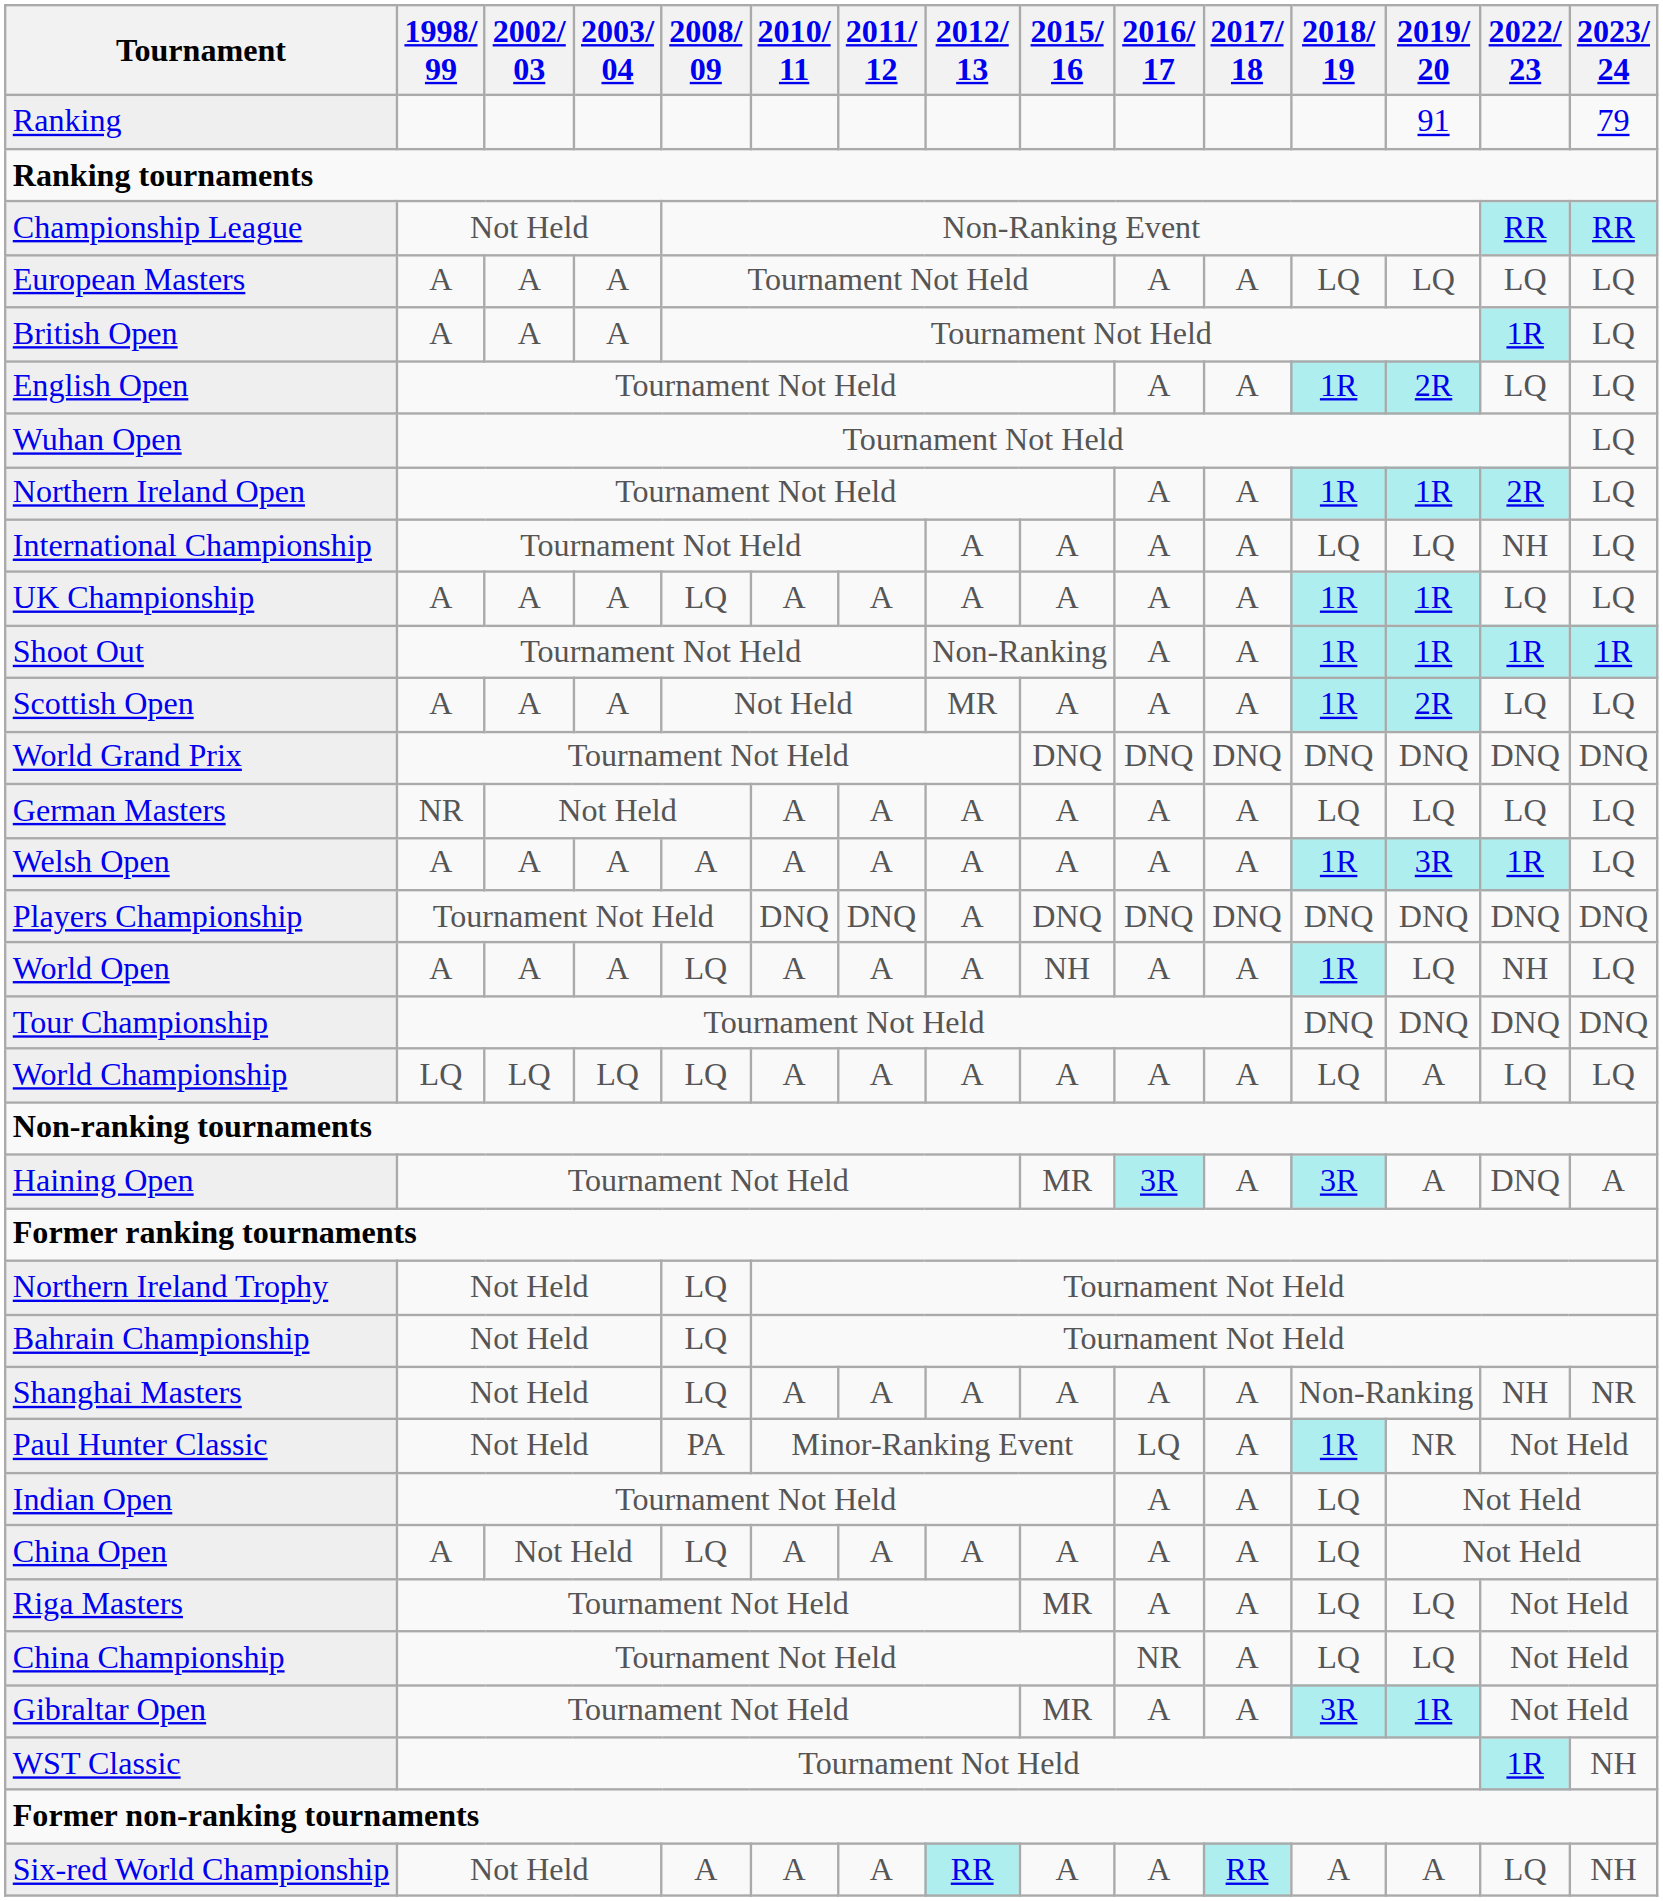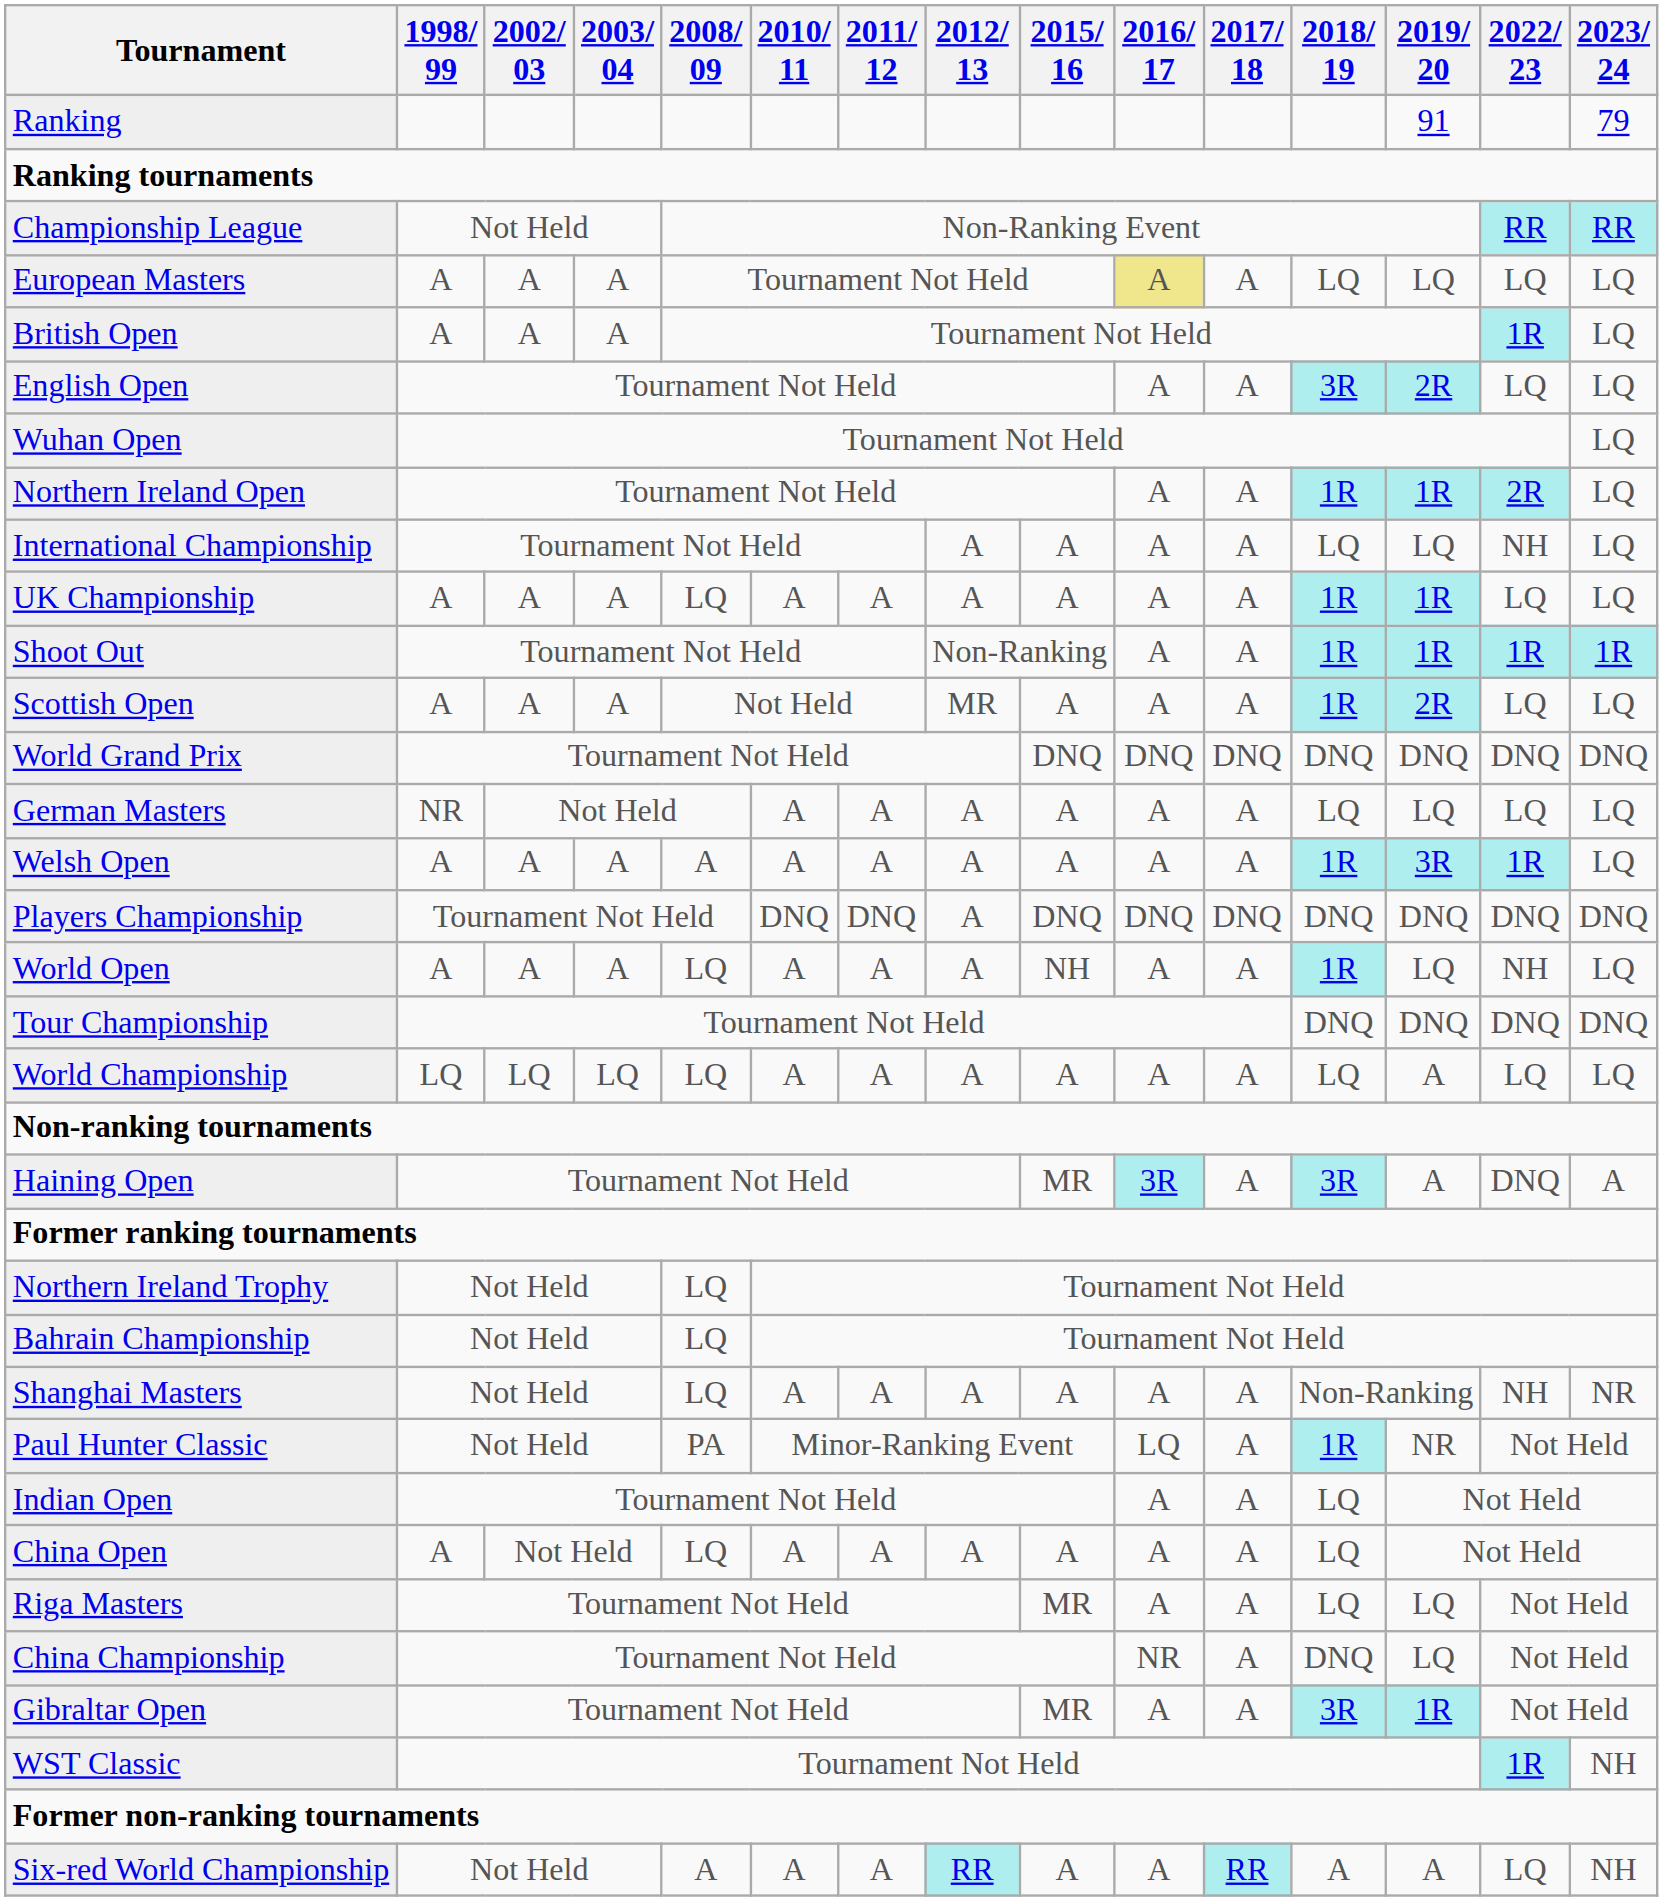(1159, 280) no background -> (1159, 280) khaki background
(1339, 386) 1R -> (1339, 386) 3R
(1339, 1656) LQ -> (1339, 1656) DNQ
